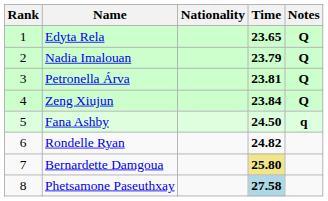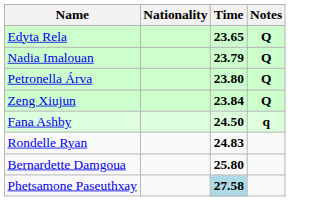- column: (23, 15)
(266, 79) 23.81 -> (229, 79) 23.80
(266, 143) 24.82 -> (229, 143) 24.83
(266, 164) khaki background -> (229, 164) no background
